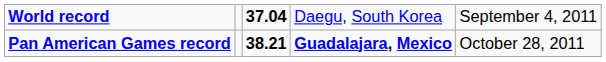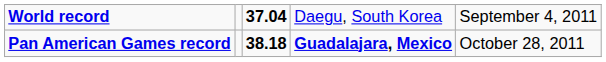(266, 43) 38.21 -> (266, 43) 38.18
